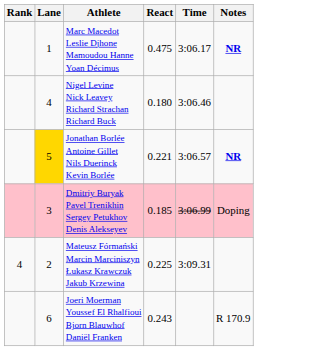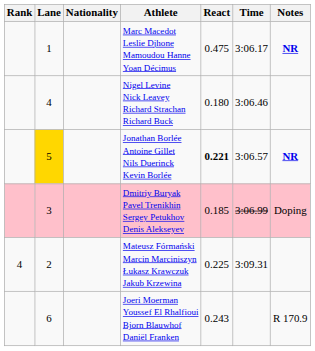+ column: (92, 13)
(160, 156) normal -> (217, 156) bold
